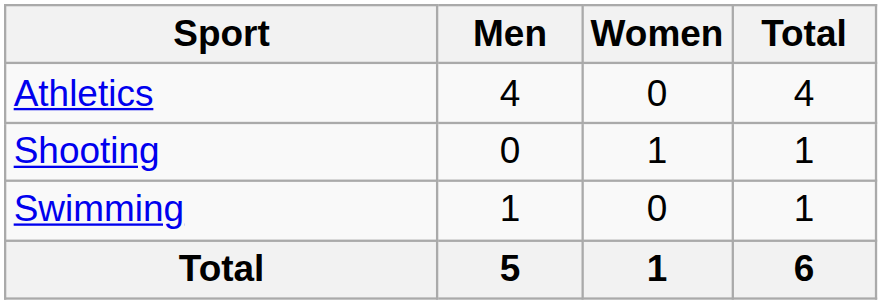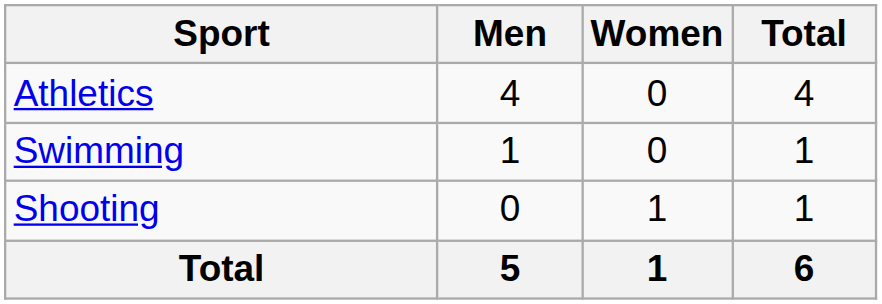rows swapped: (87, 151) <-> (99, 209)
